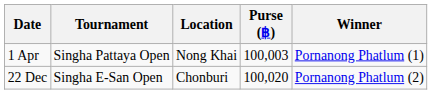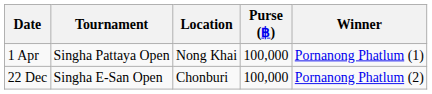(266, 55) 100,003 -> (266, 55) 100,000
(266, 78) 100,020 -> (266, 78) 100,000
